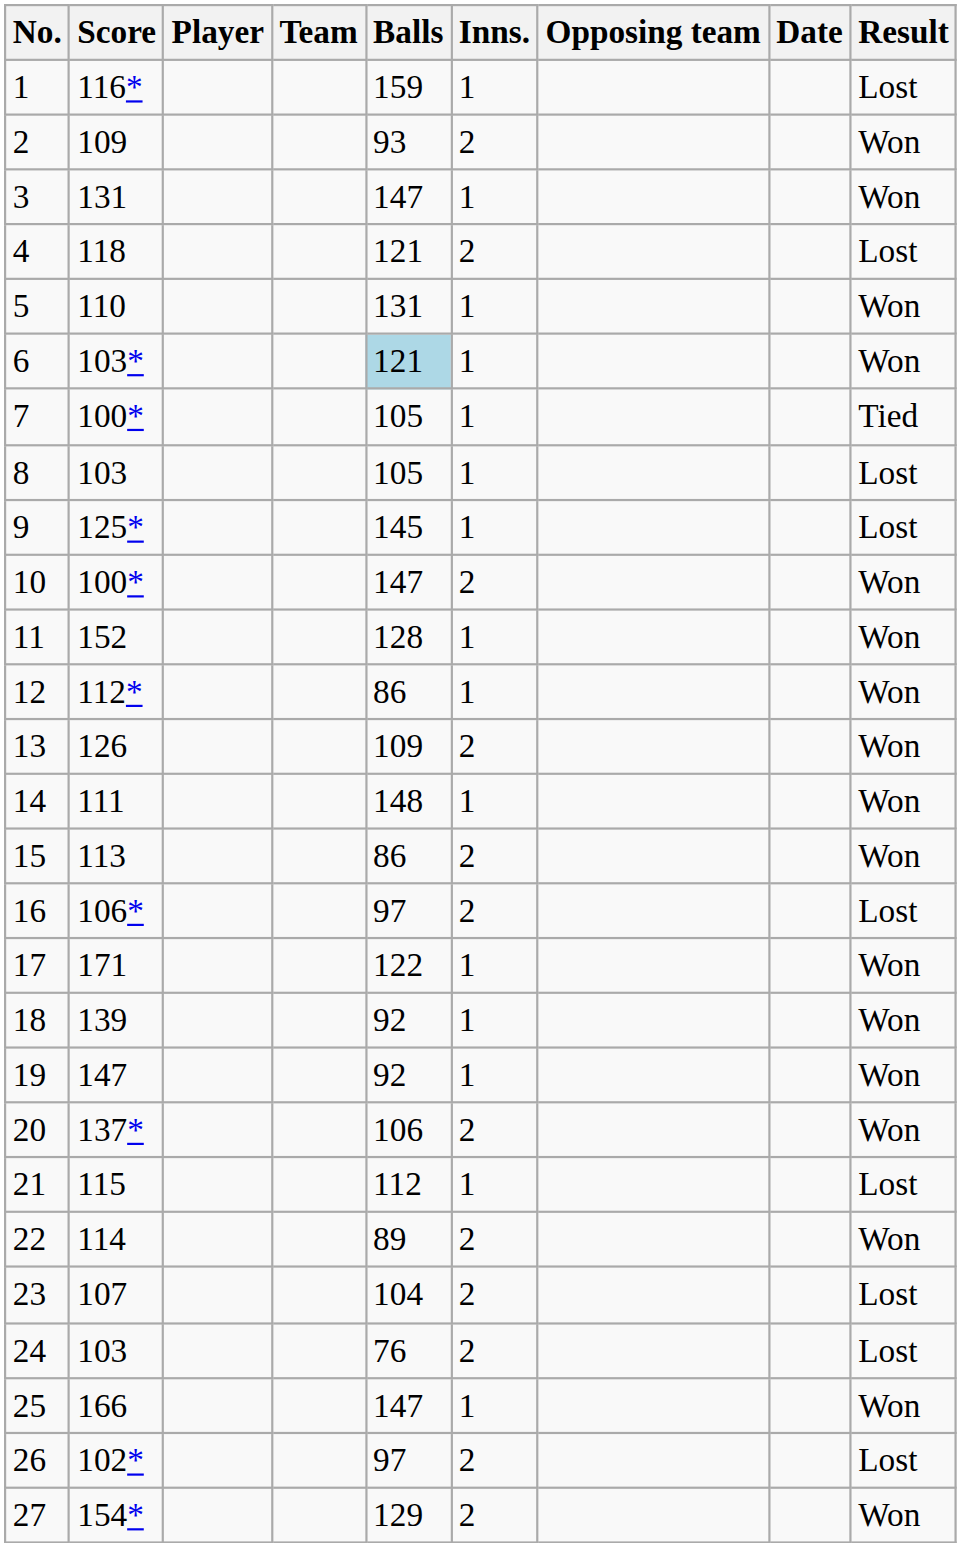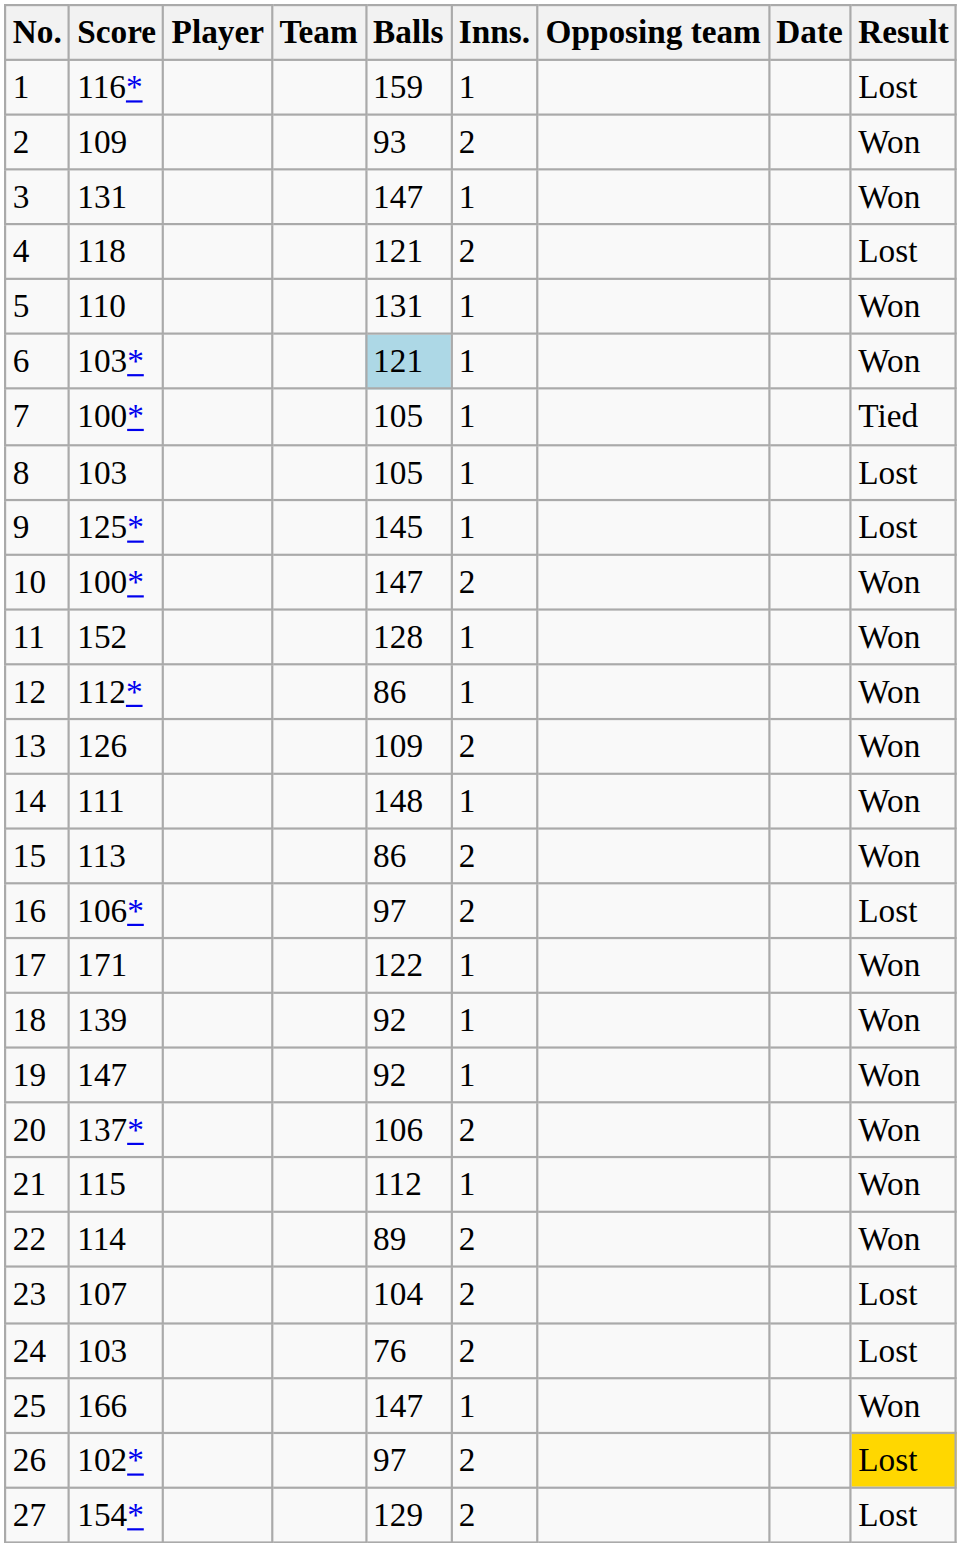(888, 1184) Lost -> (889, 1184) Won
(888, 1459) no background -> (888, 1459) gold background
(889, 1514) Won -> (888, 1514) Lost
